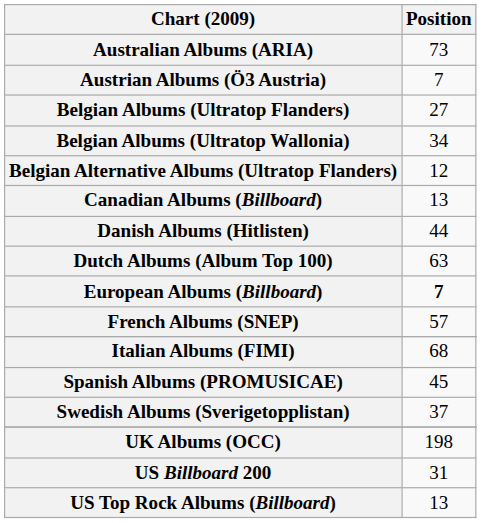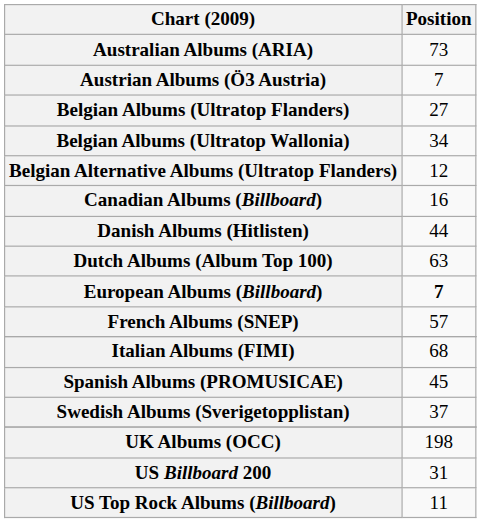(439, 200) 13 -> (439, 200) 16
(439, 502) 13 -> (439, 502) 11
